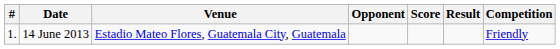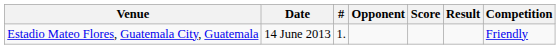columns swapped: (12, 14) <-> (220, 14)
